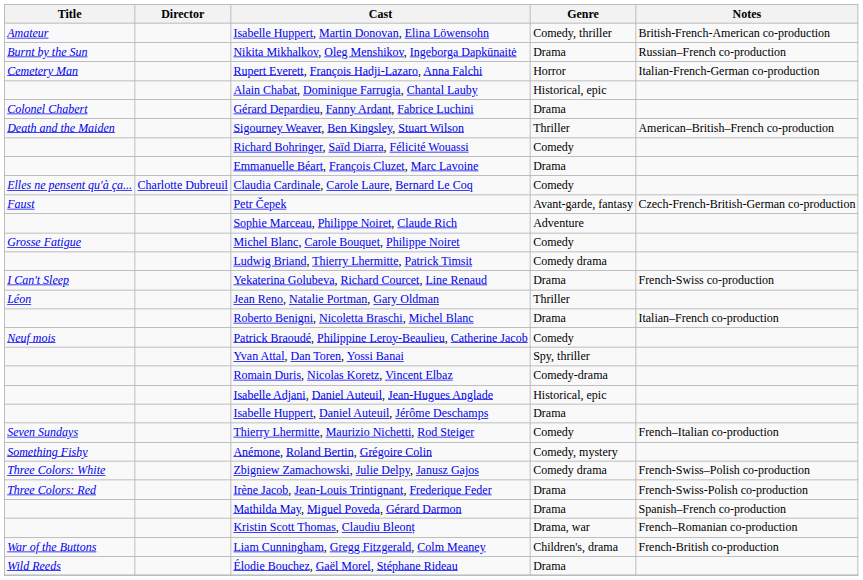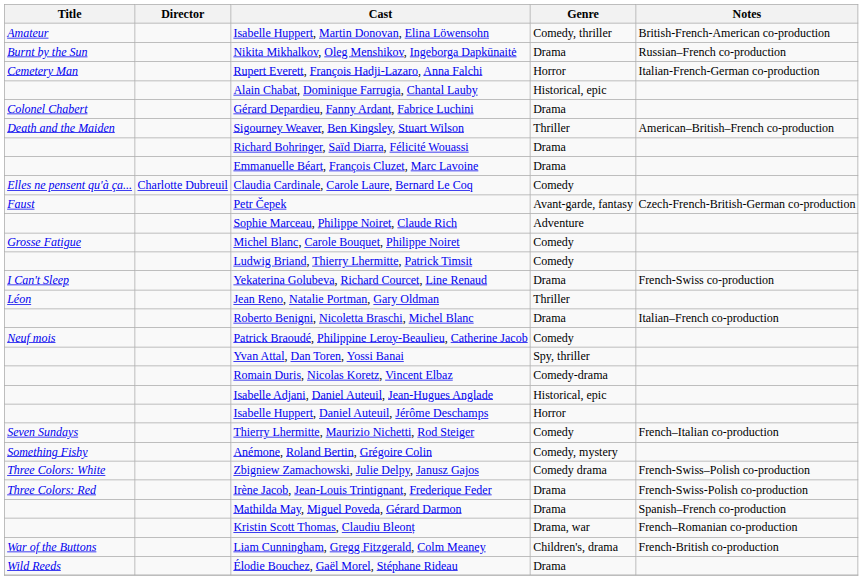(554, 147) Comedy -> (550, 147) Drama
(570, 261) Comedy drama -> (554, 261) Comedy
(550, 413) Drama -> (550, 413) Horror
